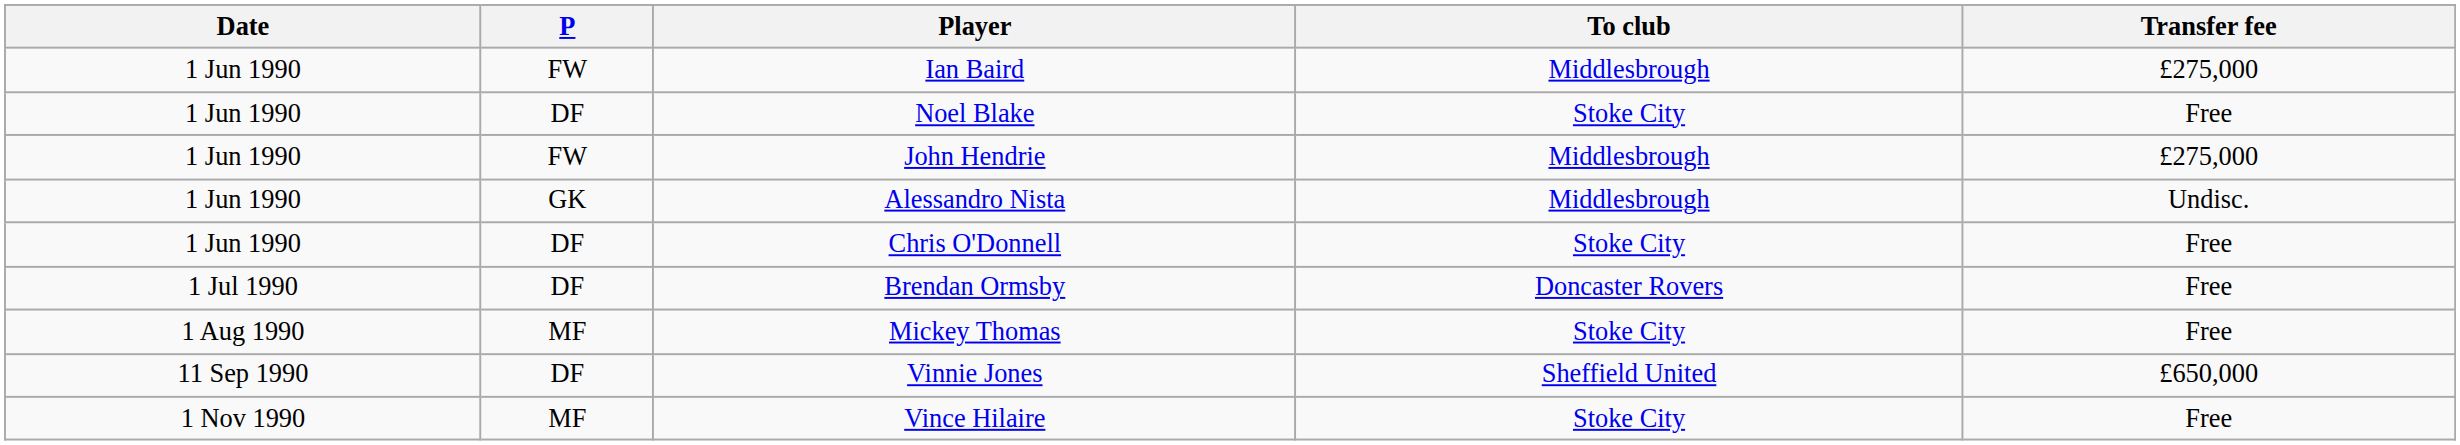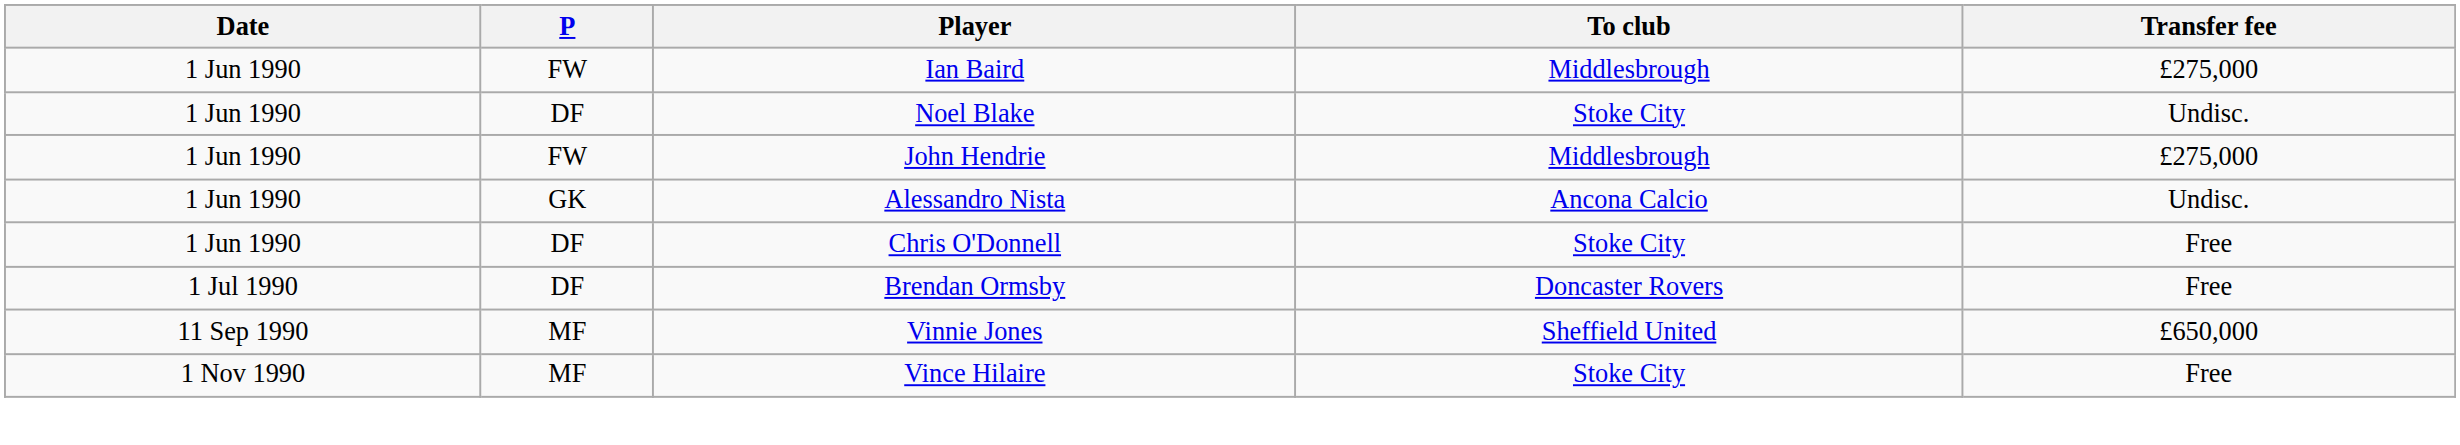(2209, 112) Free -> (2209, 112) Undisc.
(1629, 199) Middlesbrough -> (1629, 199) Ancona Calcio
- row: (975, 330)
(567, 374) DF -> (567, 330) MF
